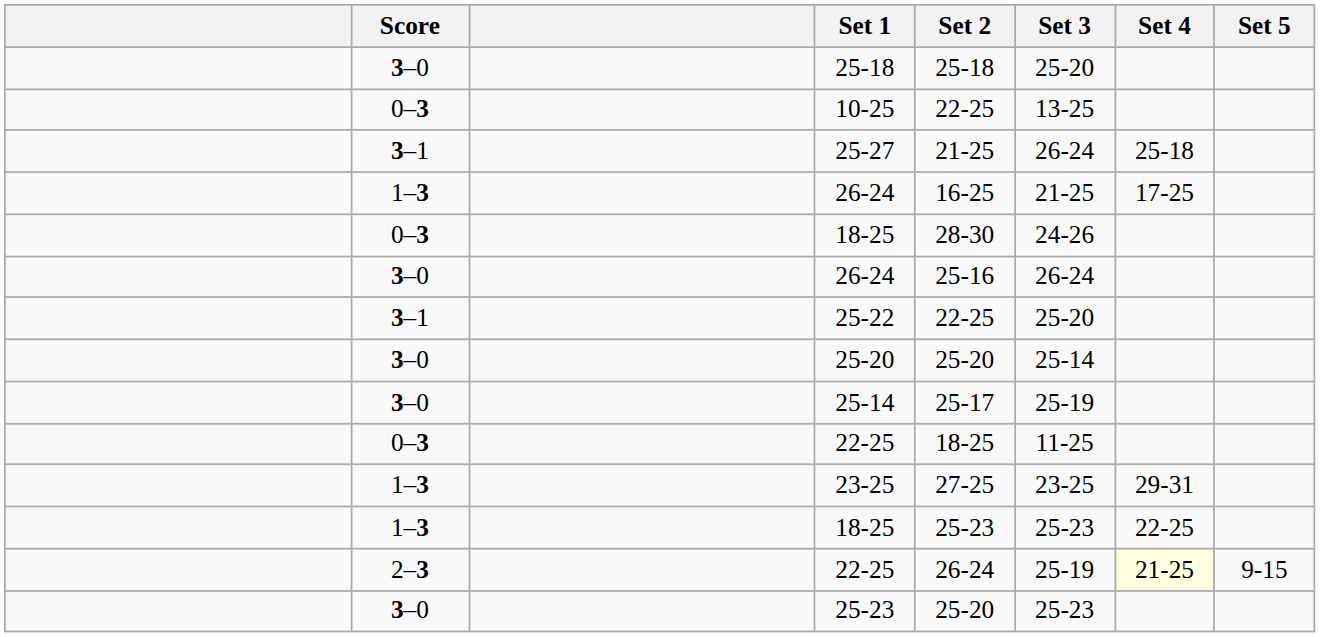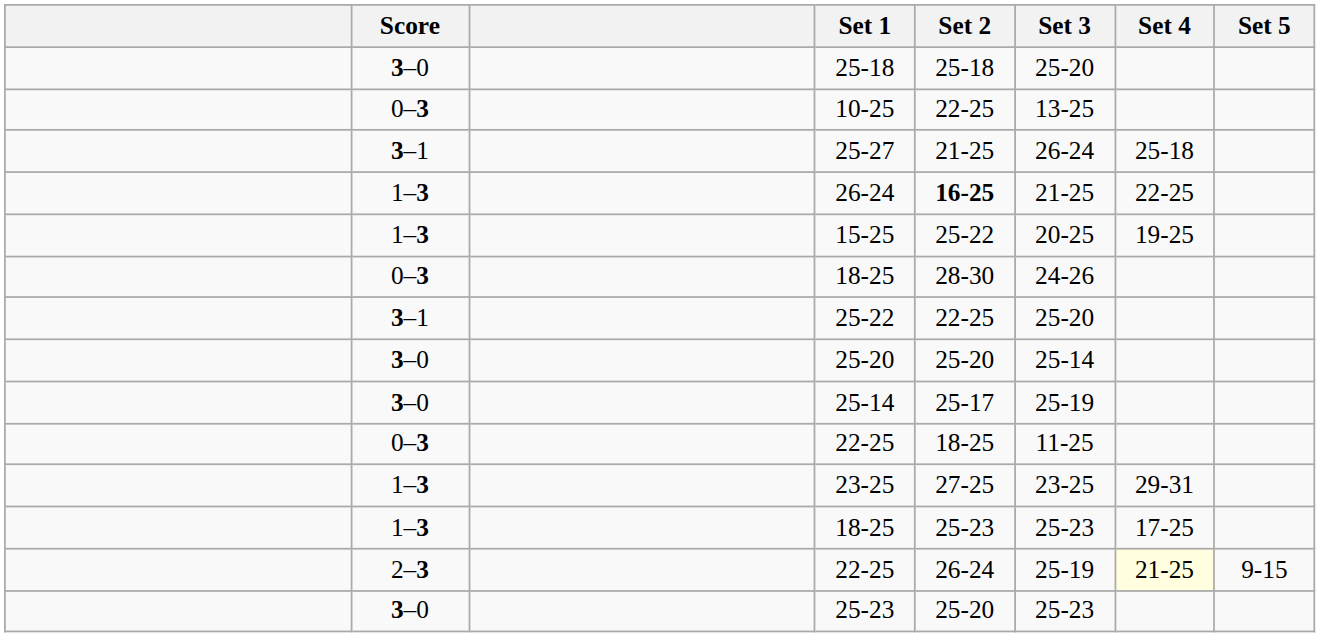(965, 192) normal -> (965, 192) bold
(1164, 192) 17-25 -> (1164, 192) 22-25
+ row: (410, 234)
- row: (410, 276)
(1164, 527) 22-25 -> (1164, 527) 17-25
